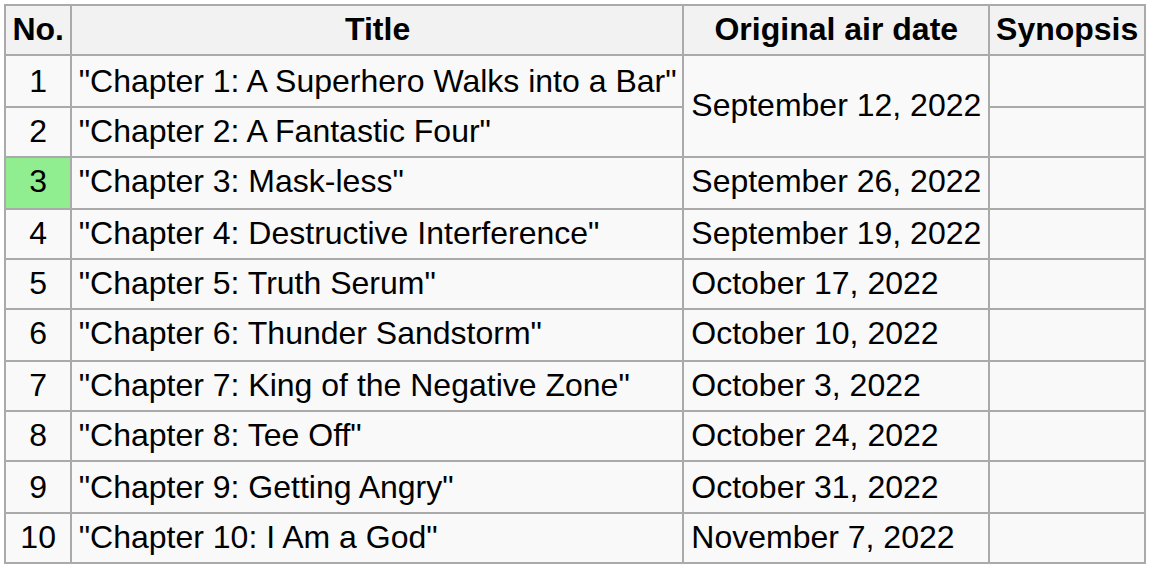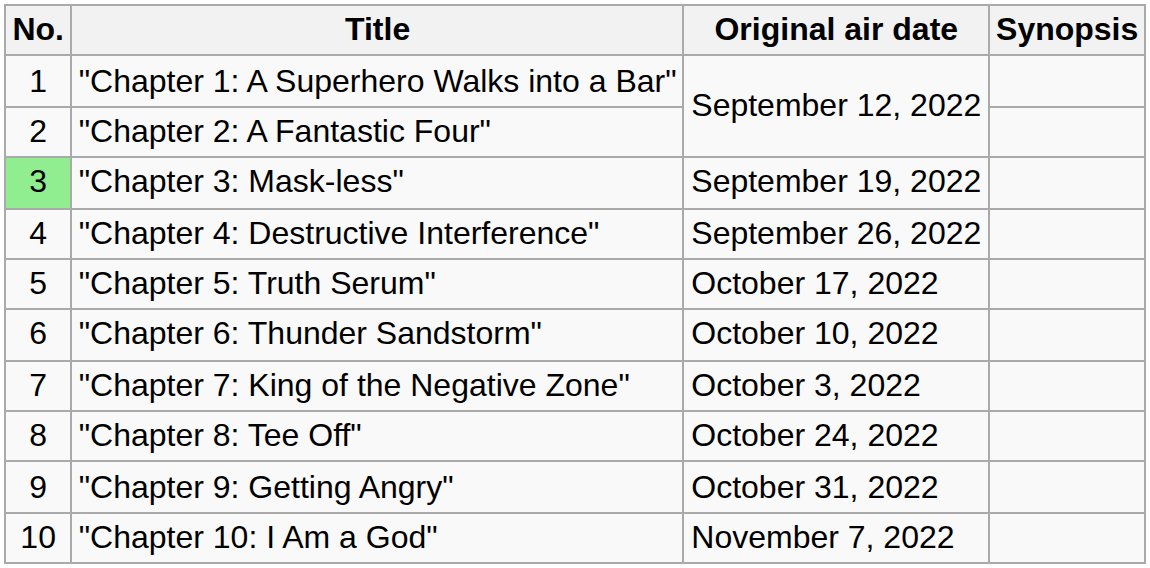(836, 182) September 26, 2022 -> (836, 182) September 19, 2022
(836, 232) September 19, 2022 -> (836, 232) September 26, 2022
